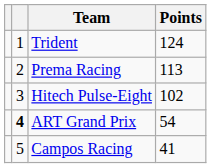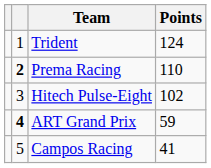(20, 69) normal -> (20, 69) bold
(171, 69) 113 -> (171, 69) 110
(167, 122) 54 -> (167, 122) 59
